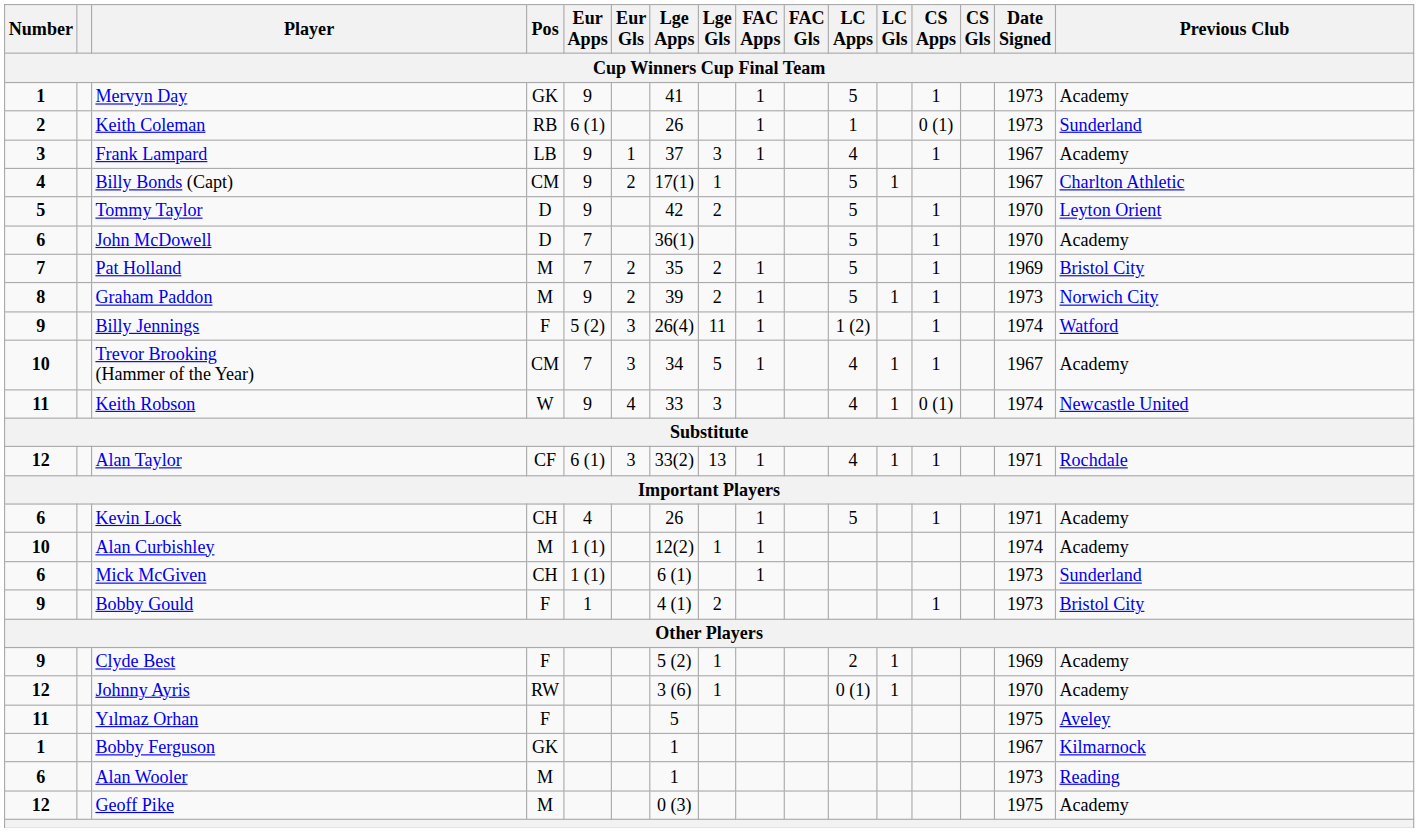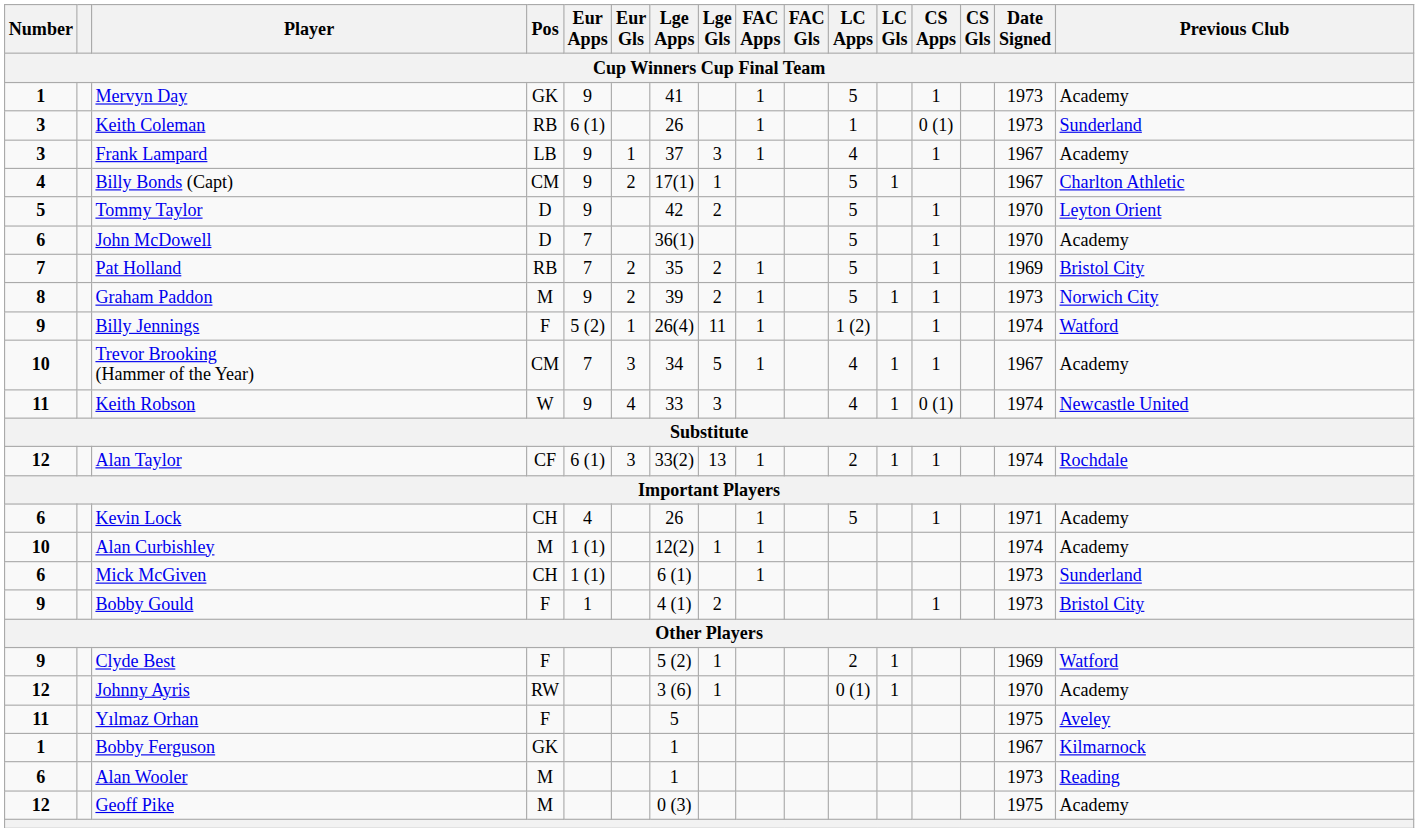(41, 125) 2 -> (41, 125) 3
(545, 268) M -> (545, 268) RB
(631, 325) 3 -> (631, 325) 1
(853, 460) 4 -> (853, 460) 2
(1025, 460) 1971 -> (1025, 460) 1974
(1094, 661) Academy -> (1089, 661) Watford
